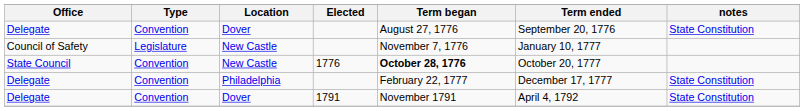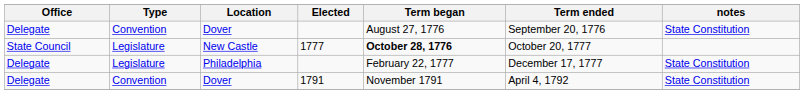- row: (47, 47)
(161, 64) Convention -> (138, 47) Legislature
(328, 64) 1776 -> (312, 47) 1777
(161, 81) Convention -> (138, 64) Legislature
